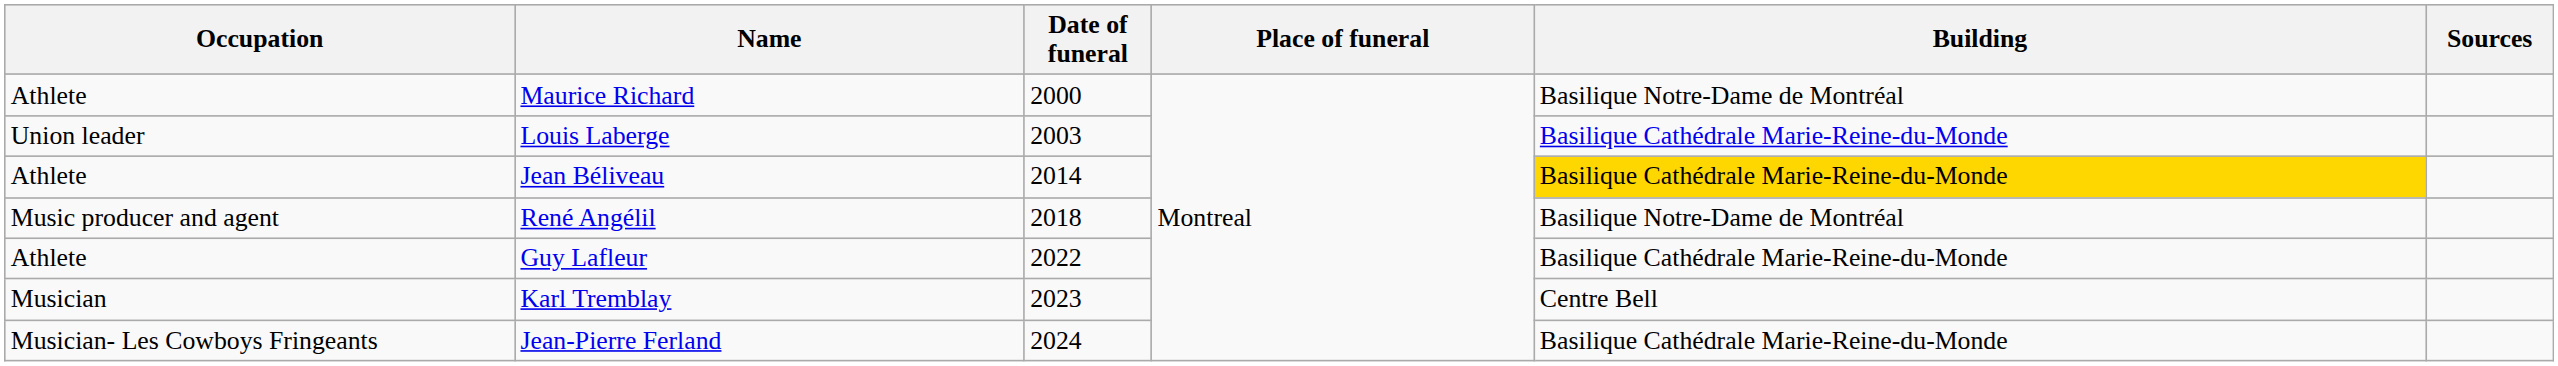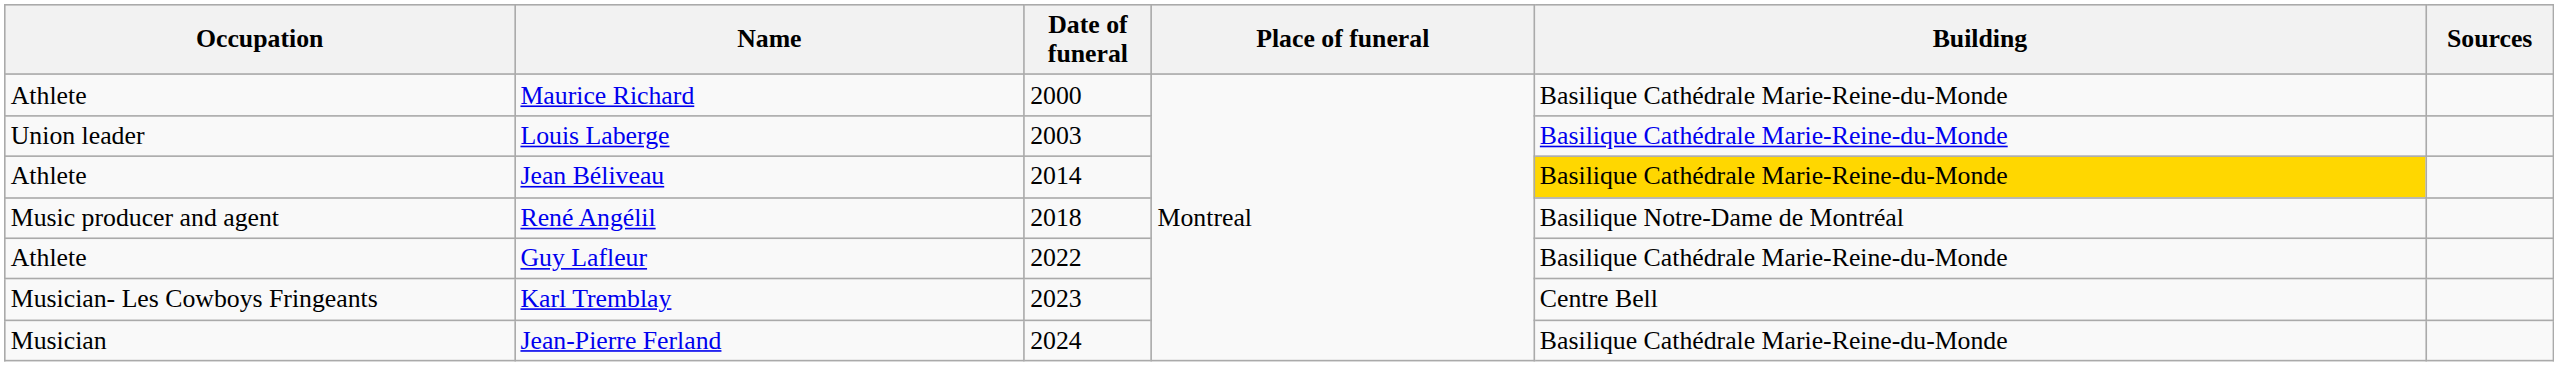(1722, 94) Basilique Notre-Dame de Montréal -> (1774, 94) Basilique Cathédrale Marie-Reine-du-Monde
(59, 299) Musician -> (194, 299) Musician- Les Cowboys Fringeants
(194, 339) Musician- Les Cowboys Fringeants -> (59, 339) Musician
